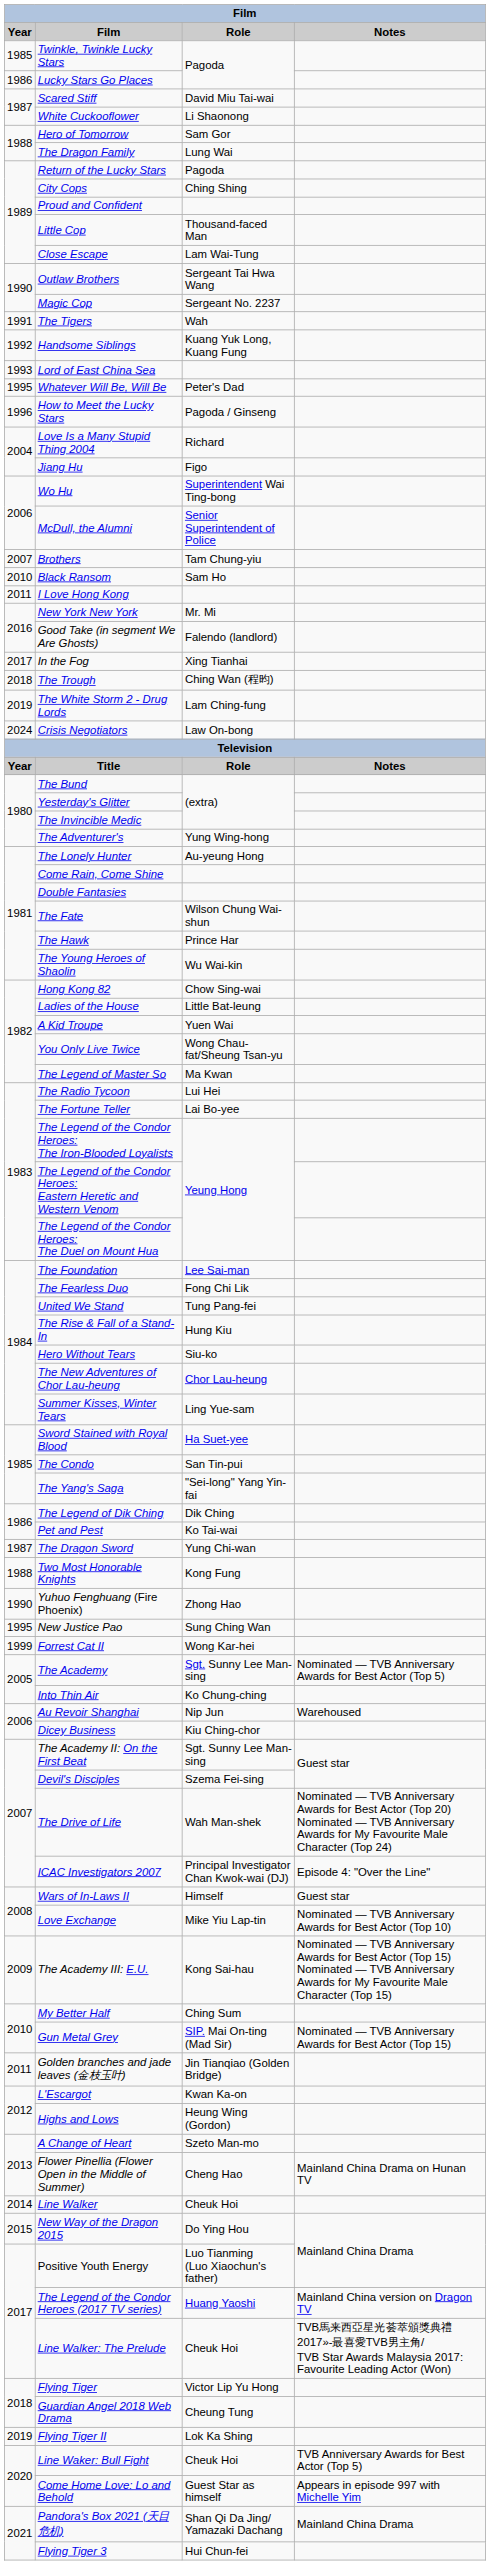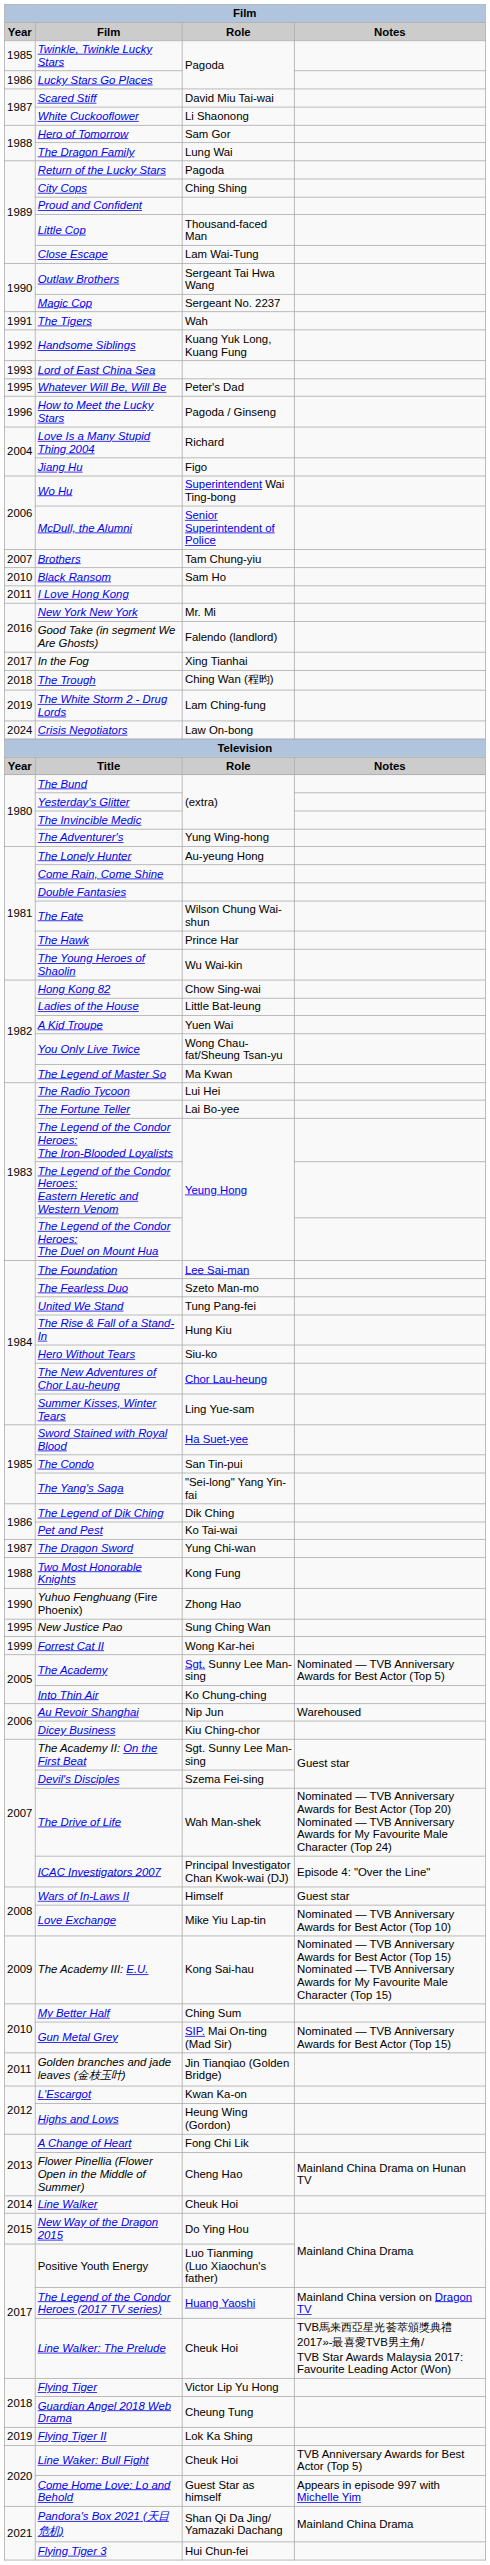(217, 1288) Fong Chi Lik -> (222, 1288) Szeto Man-mo
(222, 2144) Szeto Man-mo -> (217, 2144) Fong Chi Lik
